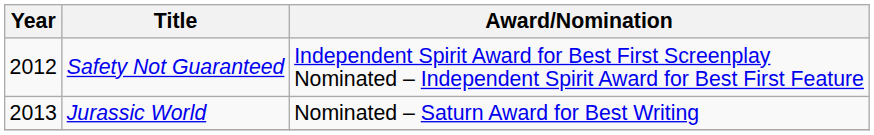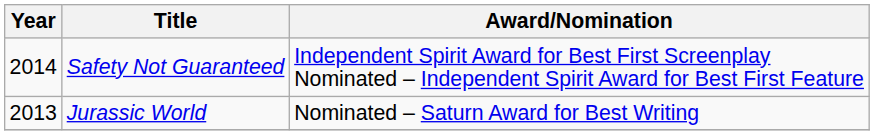(33, 67) 2012 -> (33, 67) 2014
